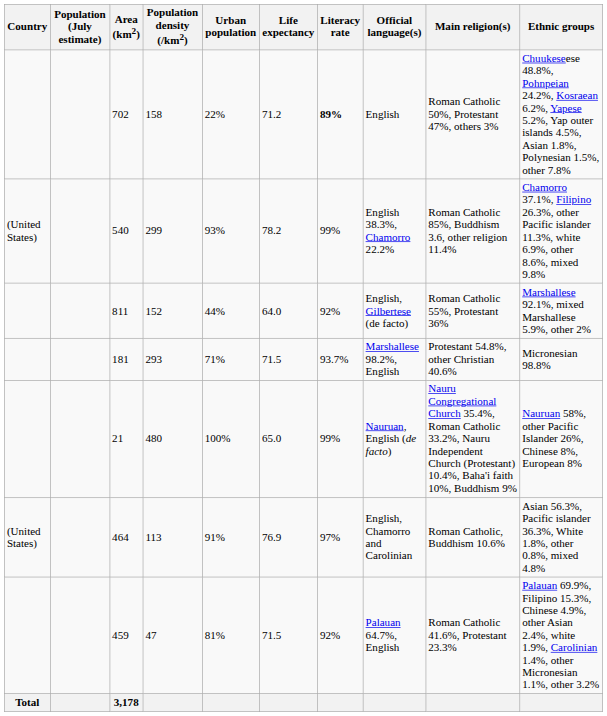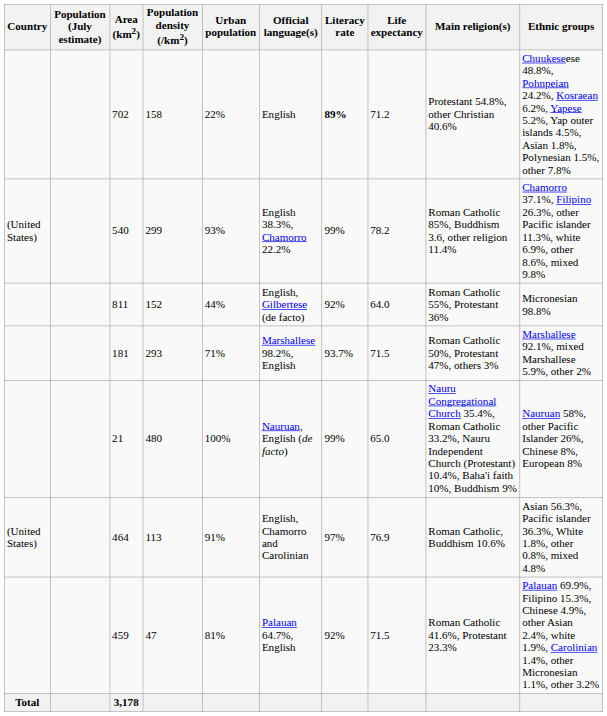columns swapped: (288, 27) <-> (394, 27)
(464, 114) Roman Catholic 50%, Protestant 47%, others 3% -> (467, 114) Protestant 54.8%, other Christian 40.6%
(557, 310) Marshallese 92.1%, mixed Marshallese 5.9%, other 2% -> (550, 304) Micronesian 98.8%
(467, 359) Protestant 54.8%, other Christian 40.6% -> (464, 353) Roman Catholic 50%, Protestant 47%, others 3%
(550, 359) Micronesian 98.8% -> (557, 353) Marshallese 92.1%, mixed Marshallese 5.9%, other 2%
